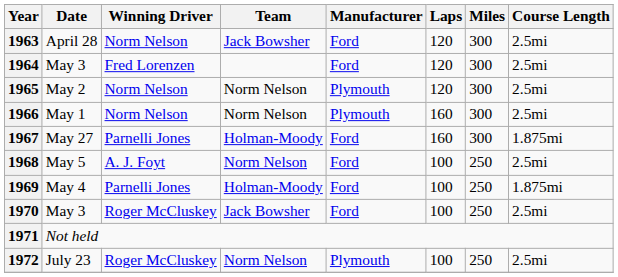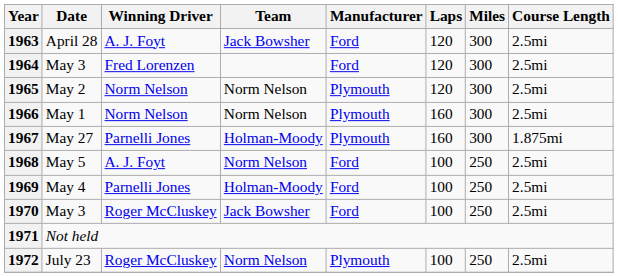(146, 41) Norm Nelson -> (135, 41) A. J. Foyt
(344, 138) Ford -> (360, 138) Plymouth
(537, 187) 1.875mi -> (530, 187) 2.5mi
